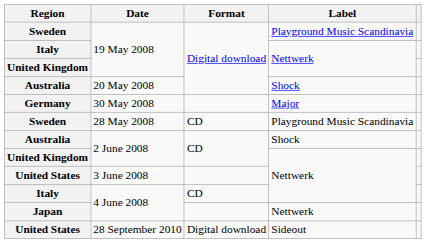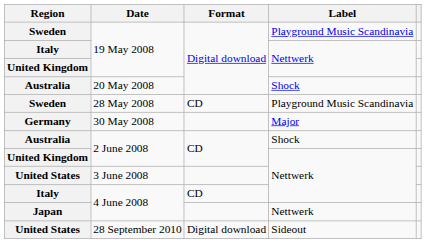rows swapped: (48, 121) <-> (48, 103)
